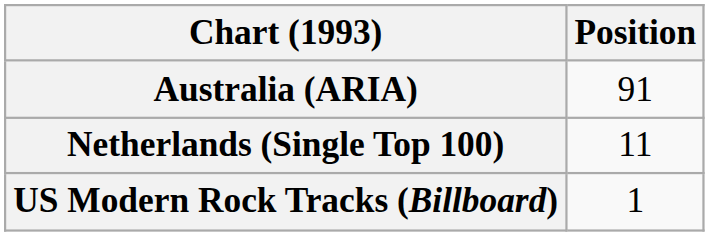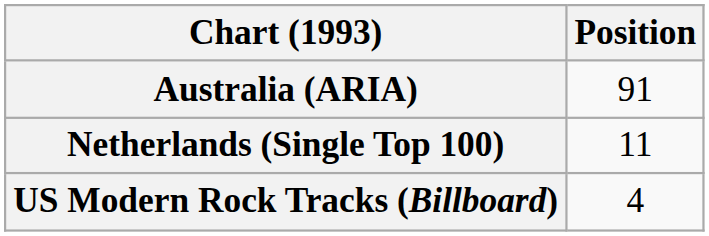(635, 200) 1 -> (635, 200) 4
